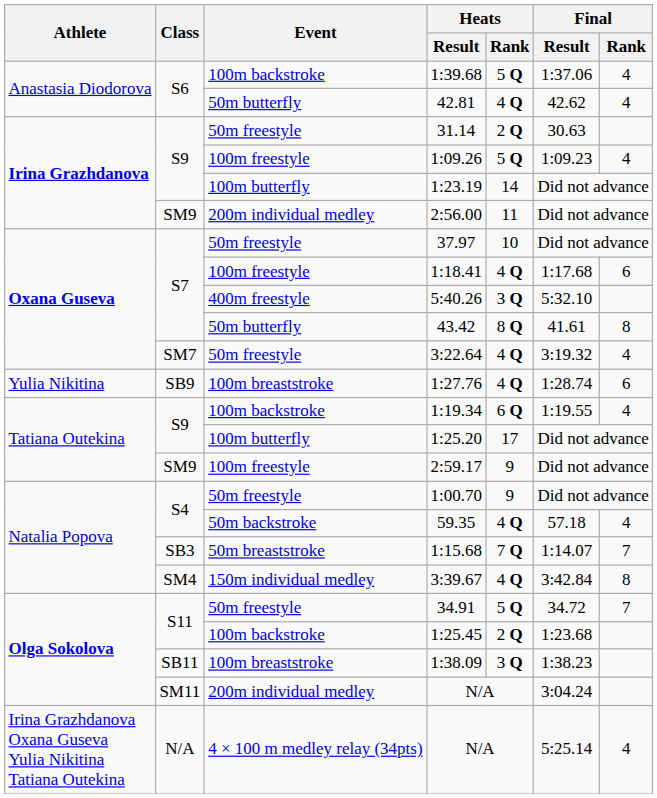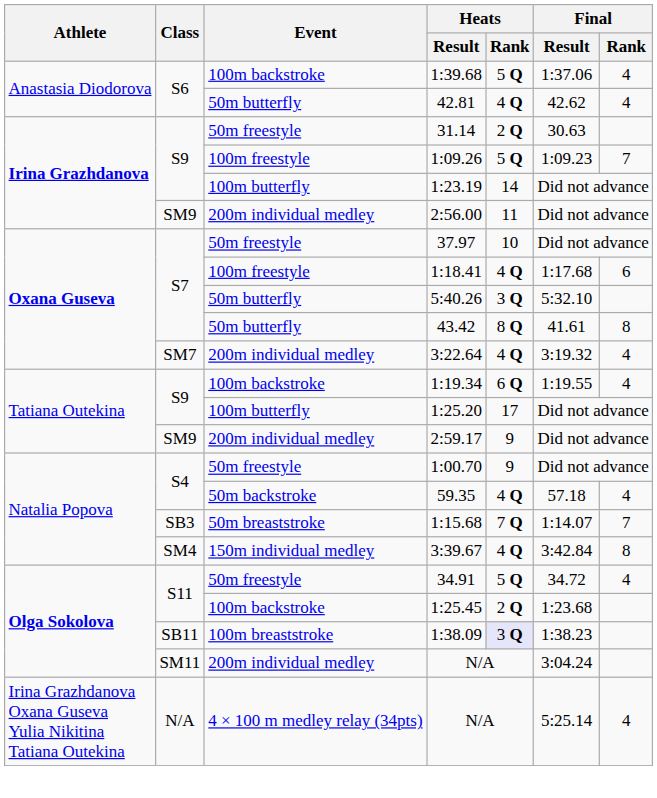(626, 159) 4 -> (626, 159) 7
(259, 299) 400m freestyle -> (255, 299) 50m butterfly
(255, 355) 50m freestyle -> (291, 355) 200m individual medley
- row: (180, 383)
(259, 467) 100m freestyle -> (291, 439) 200m individual medley
(626, 607) 7 -> (626, 579) 4
(510, 663) no background -> (510, 635) lavender background
